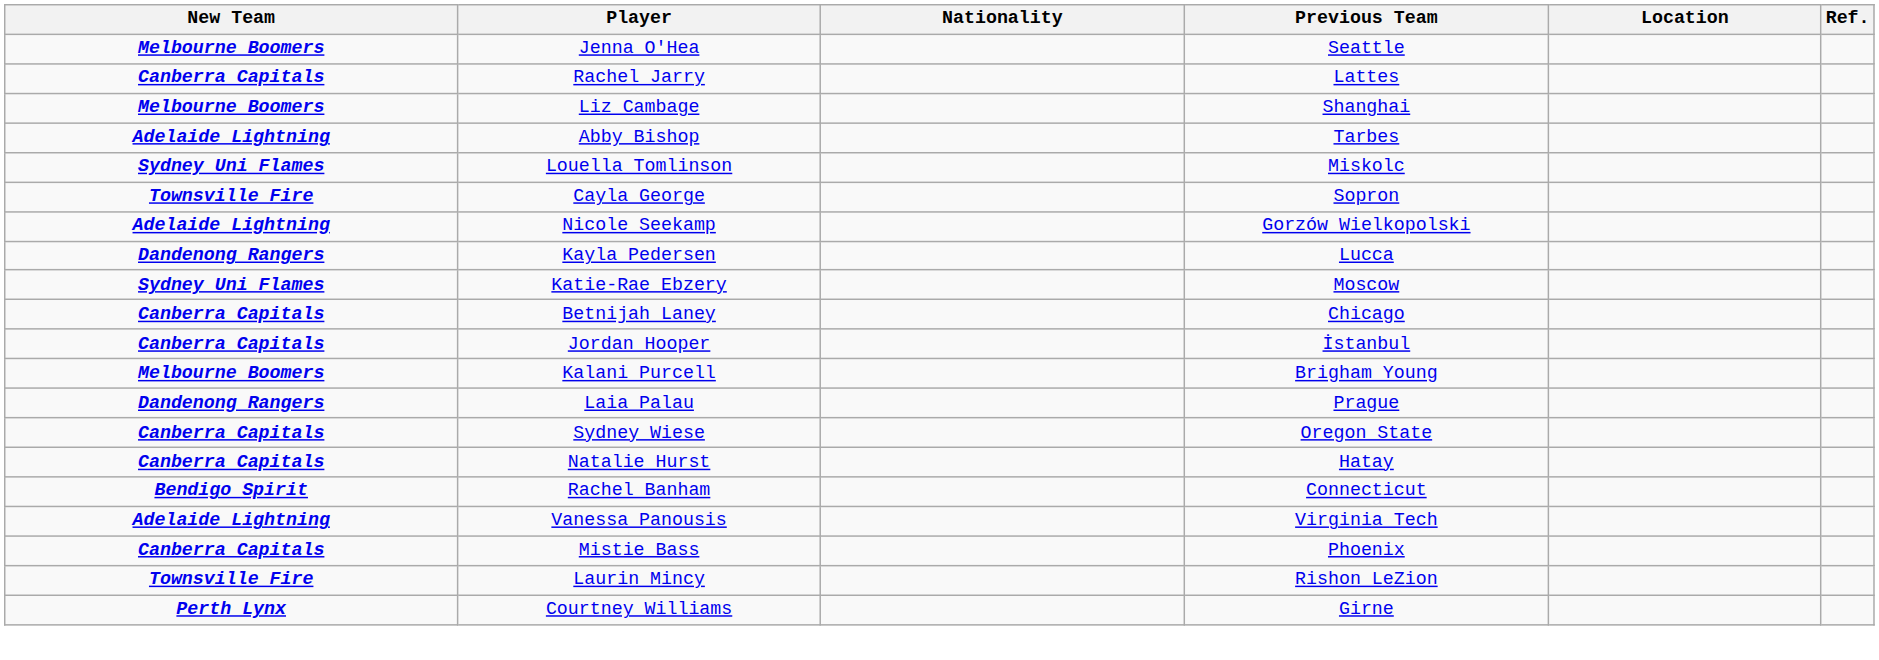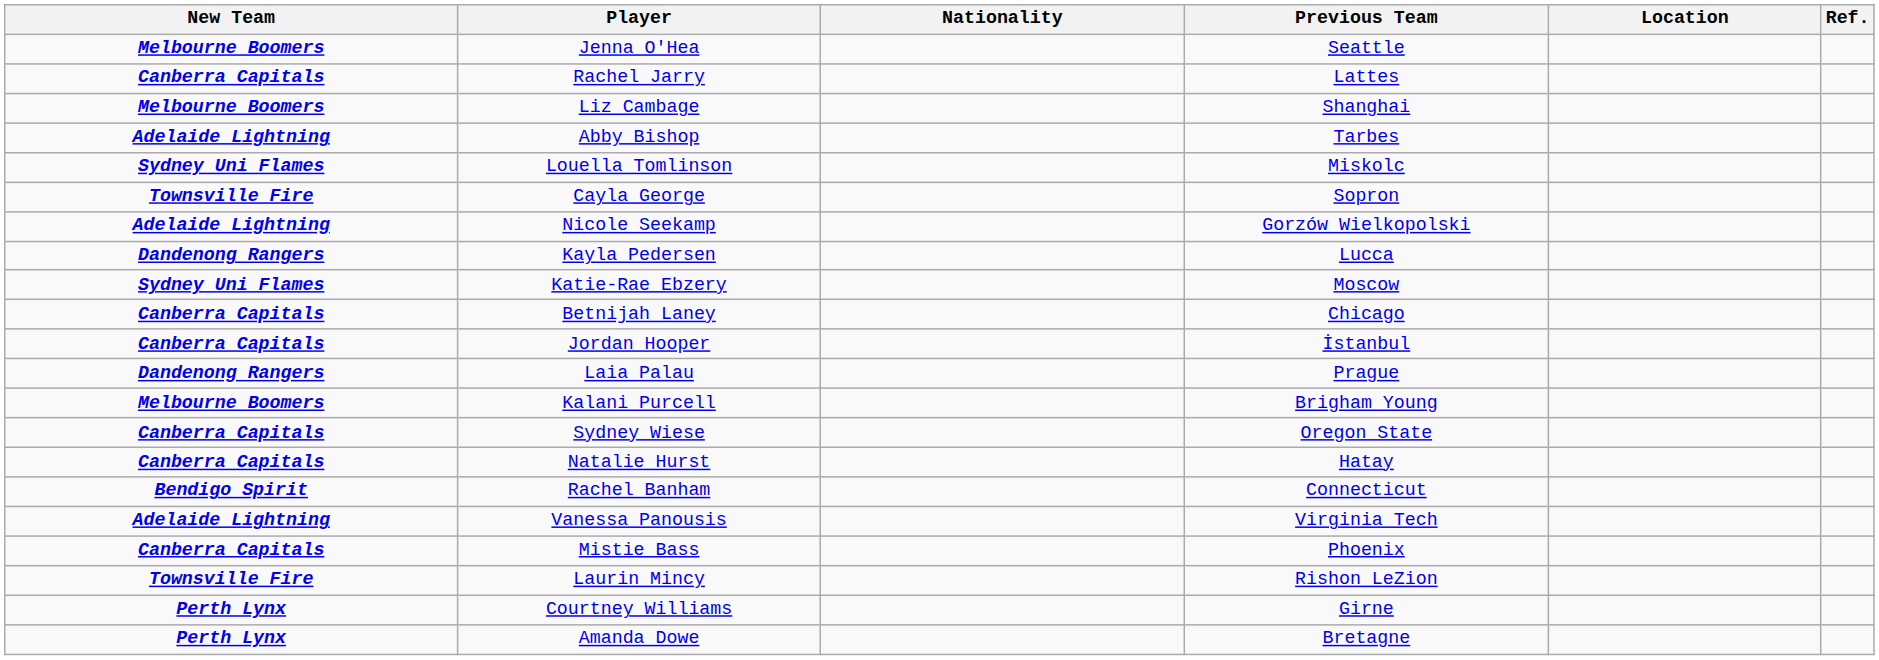rows swapped: (639, 374) <-> (639, 403)
+ row: (639, 639)
